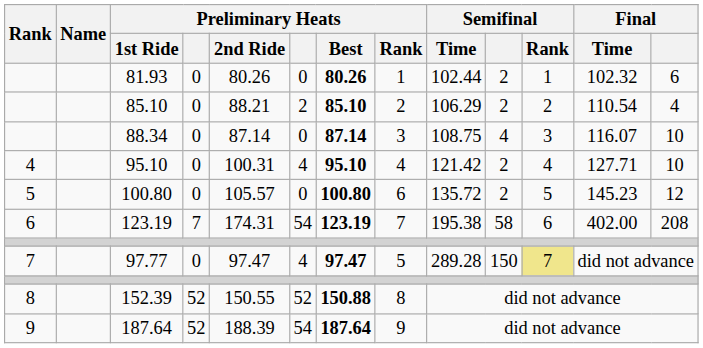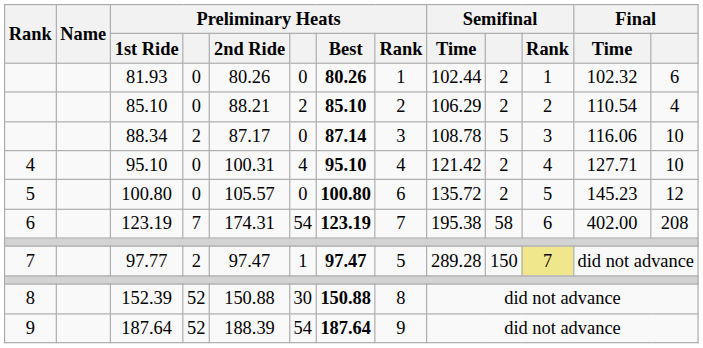(196, 135) 0 -> (196, 135) 2
(250, 135) 87.14 -> (250, 135) 87.17
(456, 135) 108.75 -> (456, 135) 108.78
(504, 135) 4 -> (504, 135) 5
(612, 135) 116.07 -> (612, 135) 116.06
(196, 261) 0 -> (196, 261) 2
(303, 261) 4 -> (303, 261) 1
(250, 298) 150.55 -> (250, 298) 150.88
(303, 298) 52 -> (303, 298) 30
